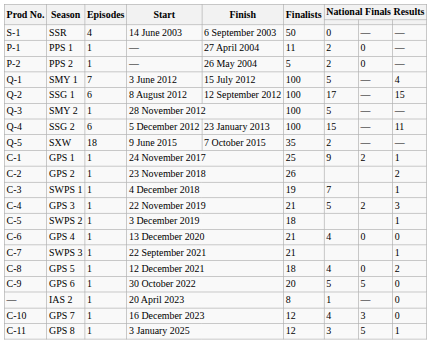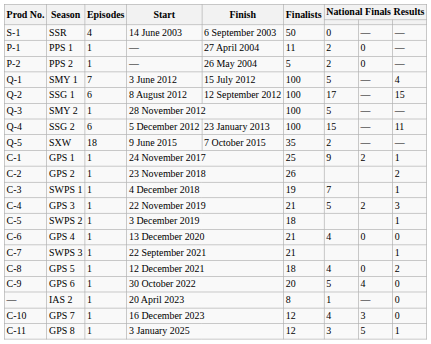(363, 284) 5 -> (363, 284) 4
